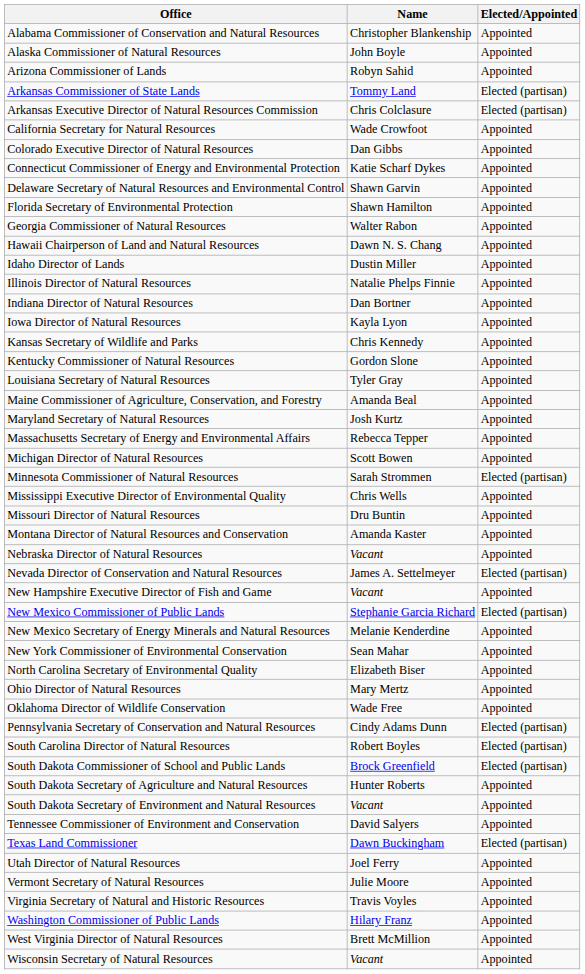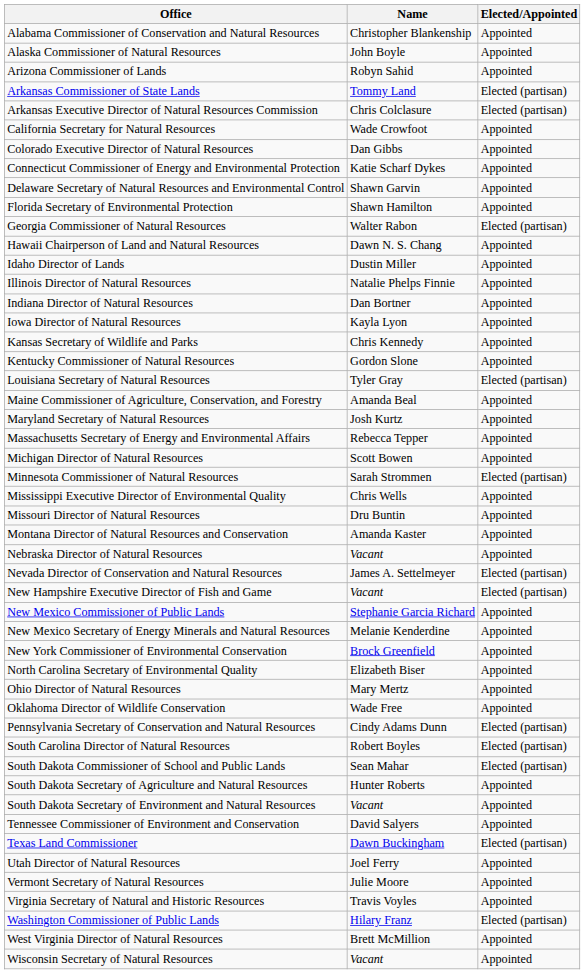(506, 226) Appointed -> (524, 226) Elected (partisan)
(506, 380) Appointed -> (524, 380) Elected (partisan)
(506, 592) Appointed -> (524, 592) Elected (partisan)
(524, 611) Elected (partisan) -> (506, 611) Appointed
(379, 650) Sean Mahar -> (392, 650) Brock Greenfield
(392, 766) Brock Greenfield -> (379, 766) Sean Mahar
(506, 920) Appointed -> (524, 920) Elected (partisan)
